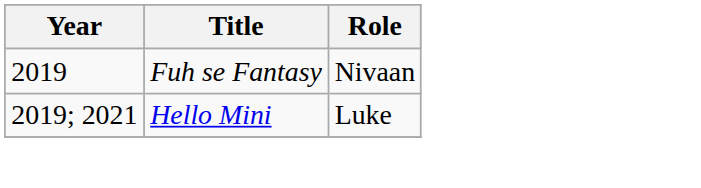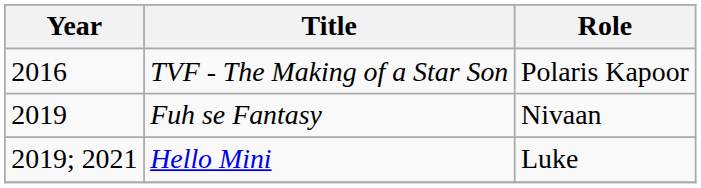+ row: (329, 70)
